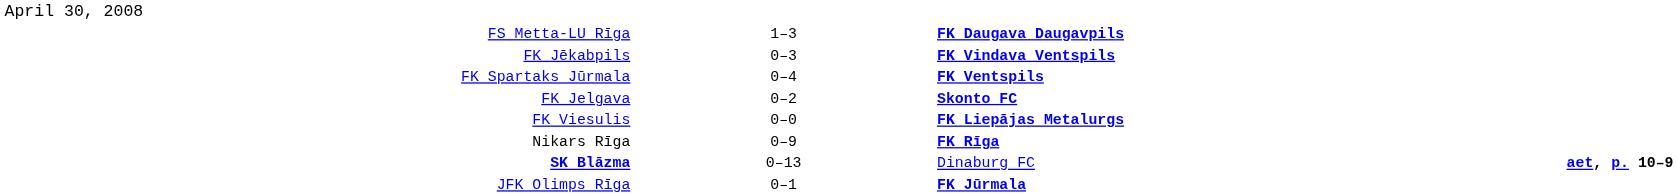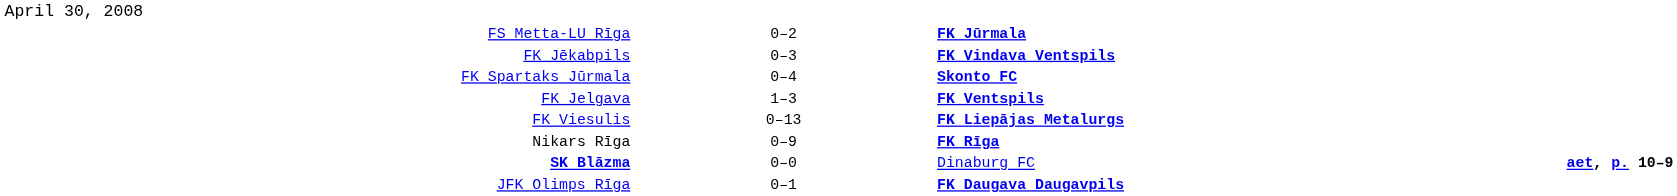(784, 34) 1–3 -> (784, 34) 0–2
(1031, 34) FK Daugava Daugavpils -> (982, 34) FK Jūrmala
(990, 77) FK Ventspils -> (977, 77) Skonto FC
(784, 99) 0–2 -> (784, 99) 1–3
(977, 99) Skonto FC -> (990, 99) FK Ventspils
(784, 120) 0–0 -> (784, 120) 0–13
(784, 164) 0–13 -> (784, 164) 0–0
(982, 185) FK Jūrmala -> (1031, 185) FK Daugava Daugavpils
